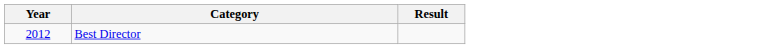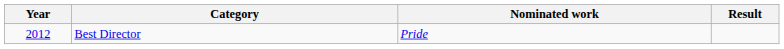+ column: (554, 14)
